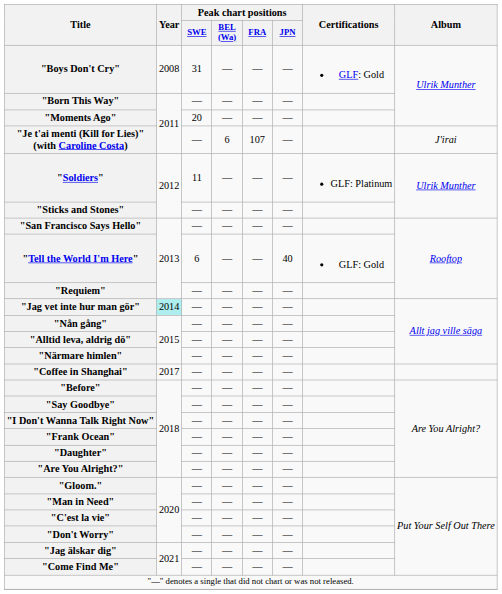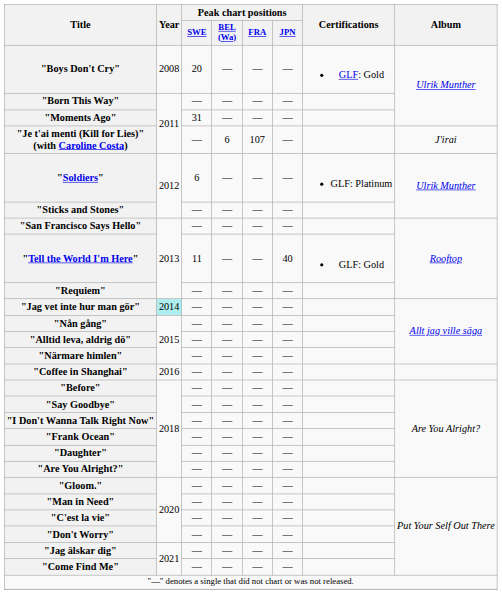(197, 69) 31 -> (197, 69) 20
(197, 117) 20 -> (197, 117) 31
(197, 177) 11 -> (197, 177) 6
(197, 258) 6 -> (197, 258) 11
(169, 372) 2017 -> (169, 372) 2016
